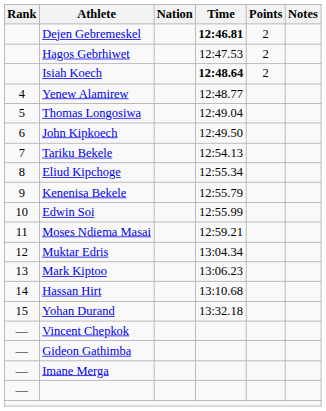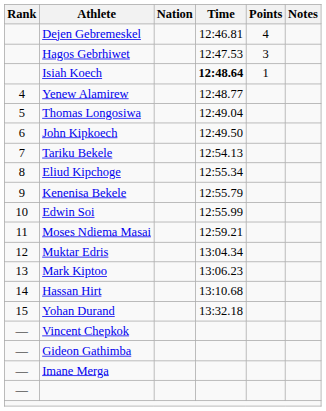(221, 34) bold -> (221, 34) normal
(266, 34) 2 -> (266, 34) 4
(266, 53) 2 -> (266, 53) 3
(266, 73) 2 -> (266, 73) 1
